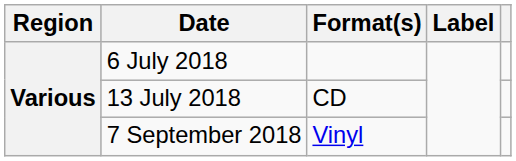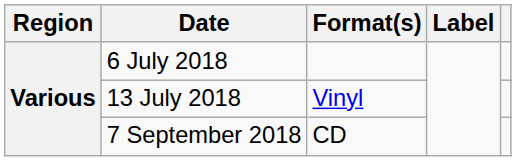(330, 98) CD -> (338, 98) Vinyl
(338, 135) Vinyl -> (330, 135) CD
